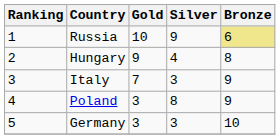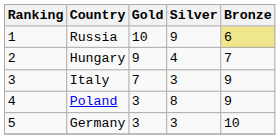(228, 59) 8 -> (228, 59) 7
